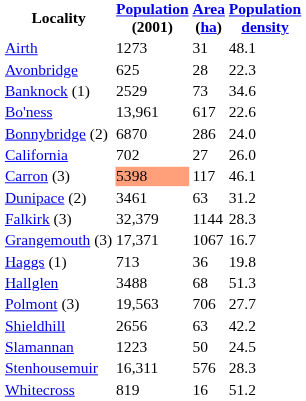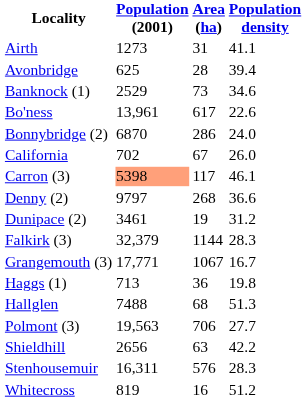(242, 48) 48.1 -> (242, 48) 41.1
(242, 69) 22.3 -> (242, 69) 39.4
(200, 155) 27 -> (200, 155) 67
+ row: (37, 197)
(200, 197) 63 -> (200, 219) 19
(137, 240) 17,371 -> (137, 261) 17,771
(132, 283) 3488 -> (132, 304) 7488
- row: (39, 347)
